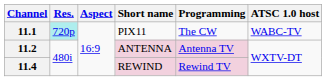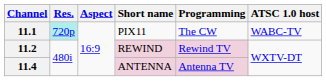(145, 48) ANTENNA -> (140, 48) REWIND
(206, 48) Antenna TV -> (205, 48) Rewind TV
(140, 66) REWIND -> (145, 66) ANTENNA
(205, 66) Rewind TV -> (206, 66) Antenna TV
